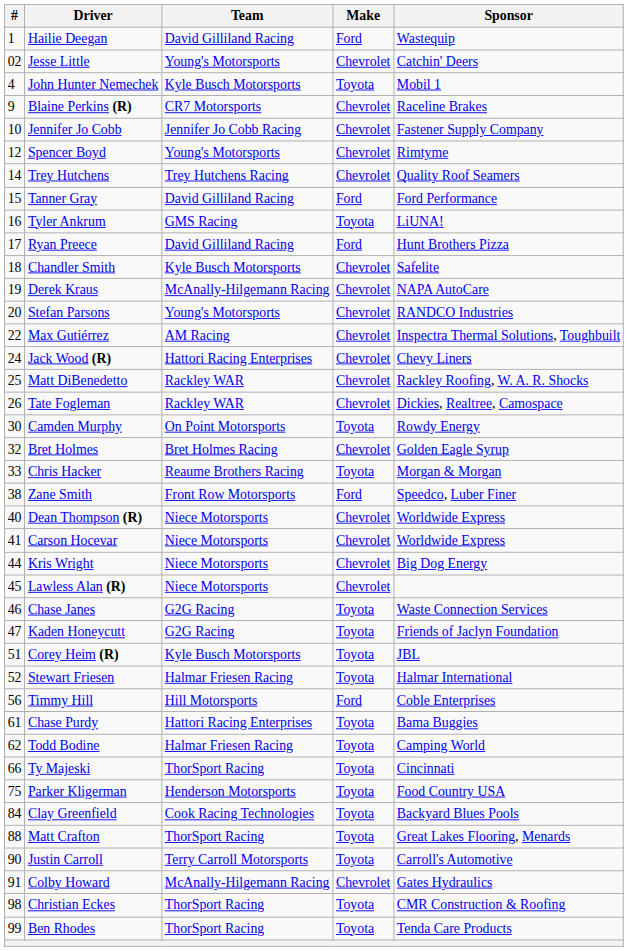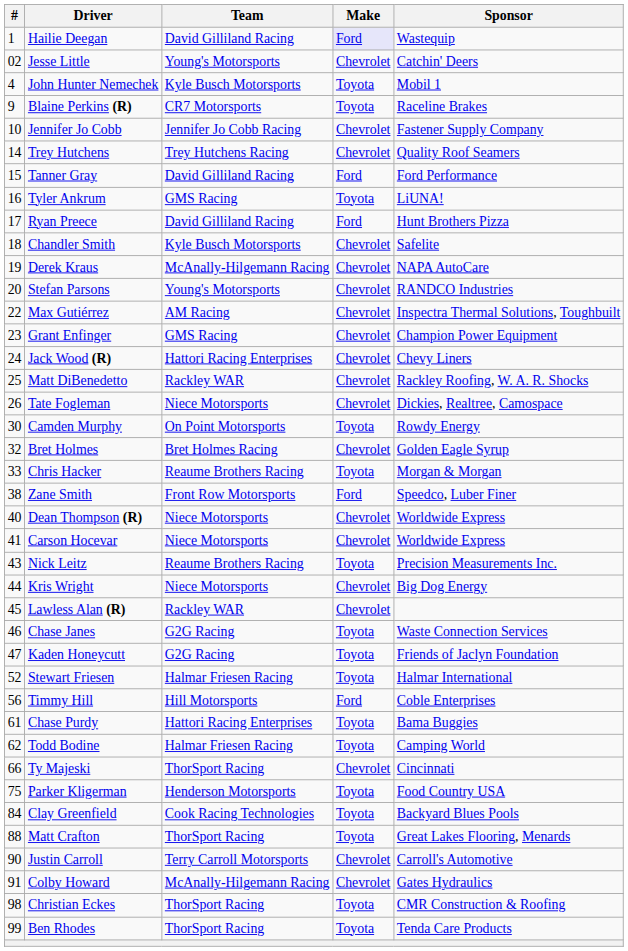(349, 38) no background -> (349, 38) lavender background
(363, 107) Chevrolet -> (355, 107) Toyota
- row: (67, 152)
+ row: (70, 335)
(204, 403) Rackley WAR -> (216, 403) Niece Motorsports
+ row: (57, 563)
(216, 586) Niece Motorsports -> (204, 609) Rackley WAR
- row: (73, 654)
(355, 768) Toyota -> (363, 768) Chevrolet
(355, 859) Toyota -> (363, 859) Chevrolet
